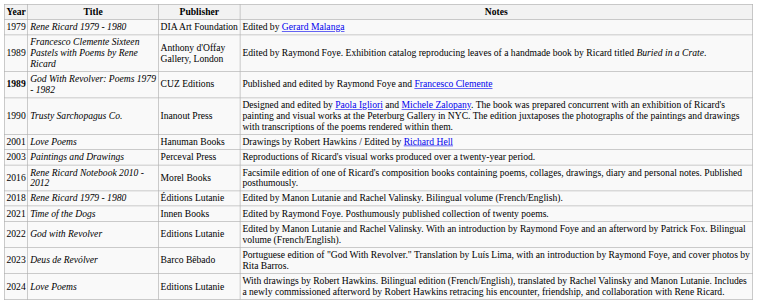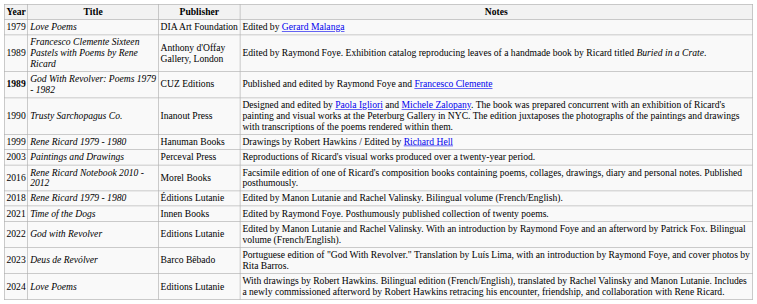(78, 27) Rene Ricard 1979 - 1980 -> (53, 27) Love Poems
(16, 142) 2001 -> (16, 142) 1999
(53, 142) Love Poems -> (78, 142) Rene Ricard 1979 - 1980
